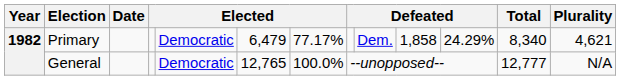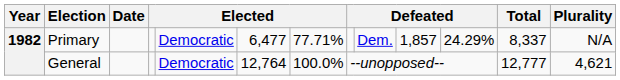(268, 39) 6,479 -> (268, 39) 6,477
(318, 39) 77.17% -> (318, 39) 77.71%
(418, 39) 1,858 -> (418, 39) 1,857
(528, 39) 8,340 -> (528, 39) 8,337
(594, 39) 4,621 -> (600, 39) N/A
(263, 63) 12,765 -> (263, 63) 12,764
(600, 63) N/A -> (594, 63) 4,621
